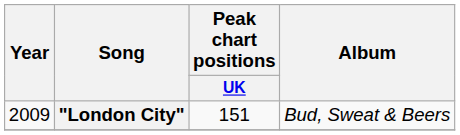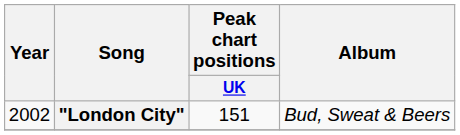(30, 115) 2009 -> (30, 115) 2002
